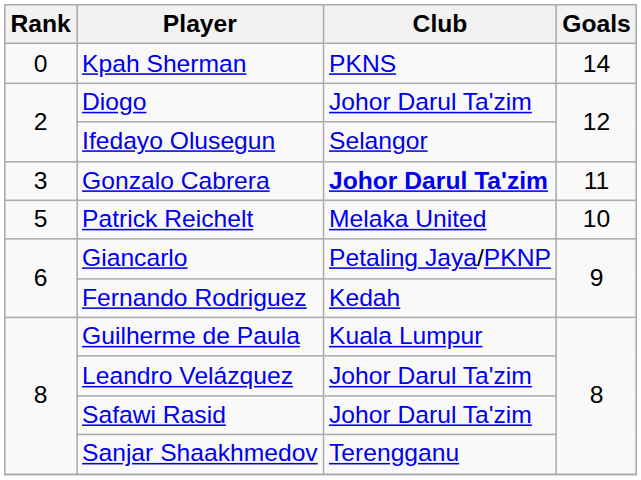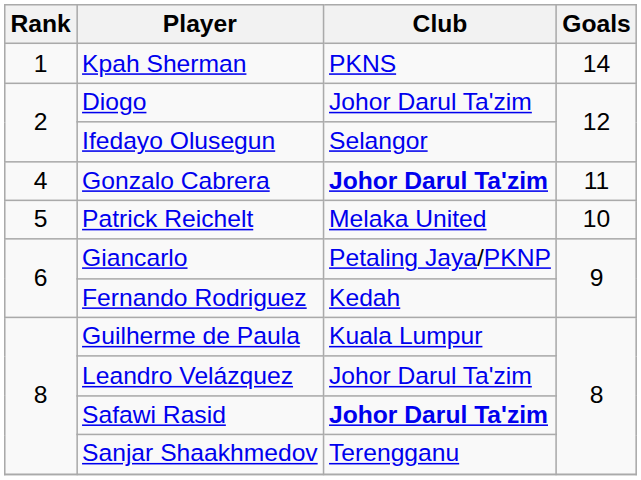(41, 63) 0 -> (41, 63) 1
(41, 180) 3 -> (41, 180) 4
(430, 414) normal -> (439, 414) bold
